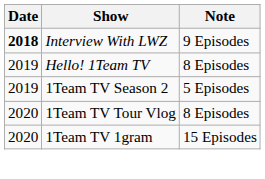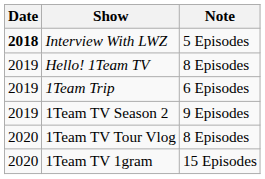(216, 40) 9 Episodes -> (216, 40) 5 Episodes
+ row: (80, 88)
(216, 88) 5 Episodes -> (216, 112) 9 Episodes
